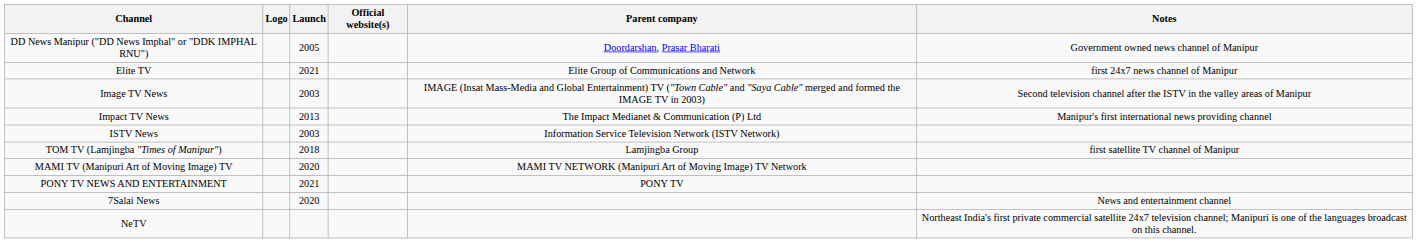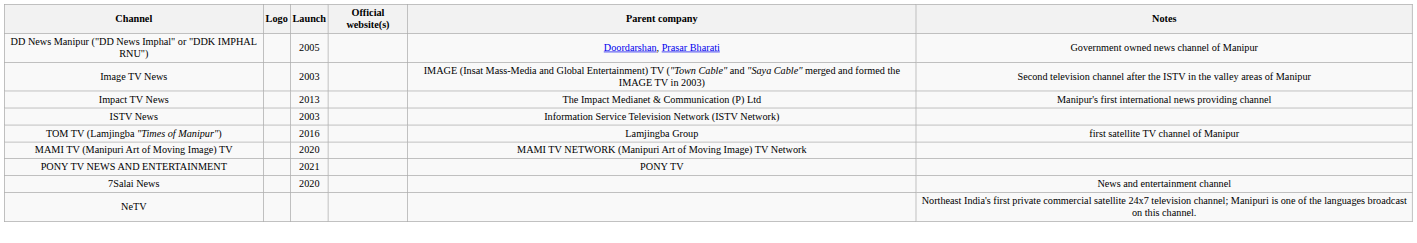- row: (134, 71)
(309, 150) 2018 -> (309, 133) 2016
